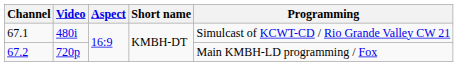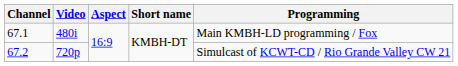(323, 33) Simulcast of KCWT-CD / Rio Grande Valley CW 21 -> (287, 33) Main KMBH-LD programming / Fox
(287, 52) Main KMBH-LD programming / Fox -> (323, 52) Simulcast of KCWT-CD / Rio Grande Valley CW 21
